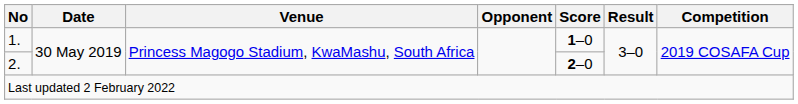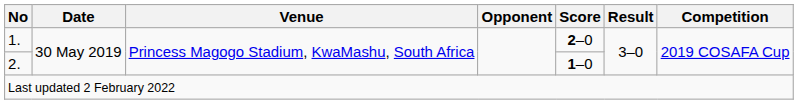(580, 40) 1–0 -> (580, 40) 2–0
(580, 63) 2–0 -> (580, 63) 1–0
